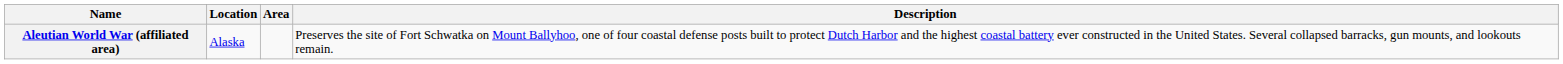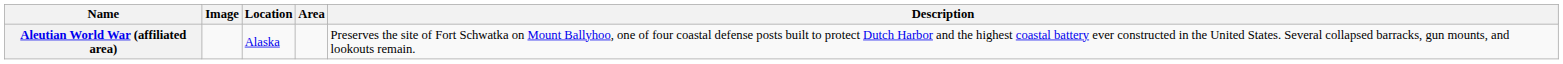+ column: (222, 14)
